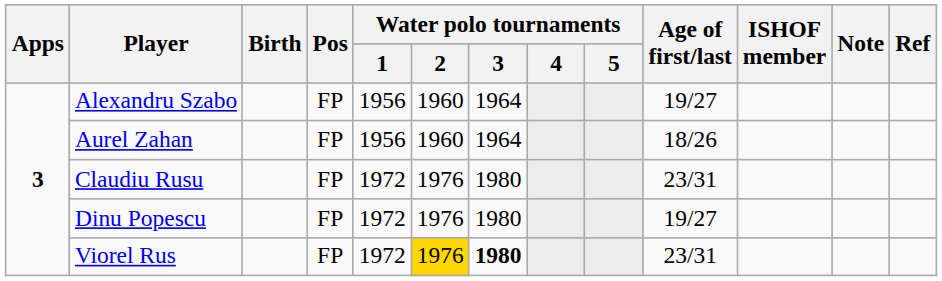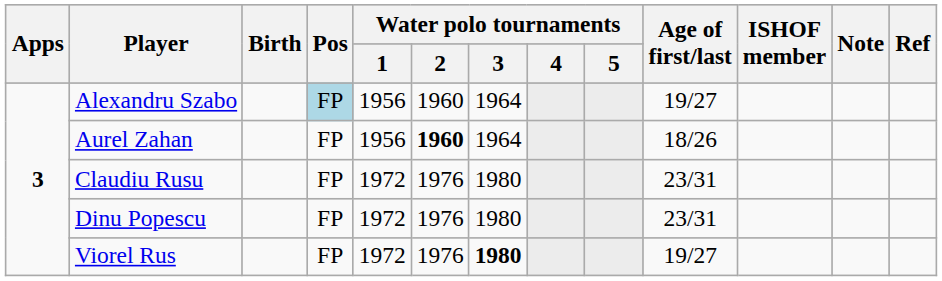(330, 101) no background -> (330, 101) lightblue background
(440, 140) normal -> (440, 140) bold
(690, 217) 19/27 -> (690, 217) 23/31
(440, 256) gold background -> (440, 256) no background
(690, 256) 23/31 -> (690, 256) 19/27
